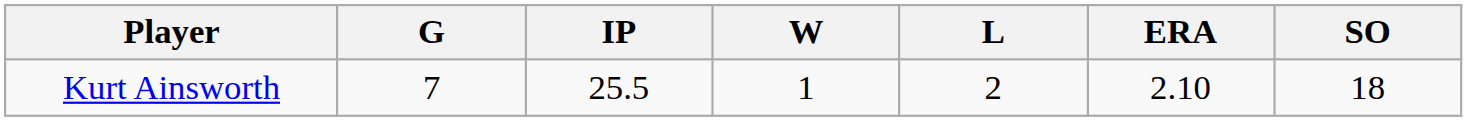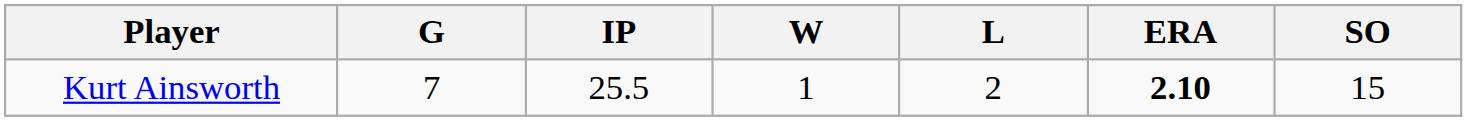(1180, 87) normal -> (1180, 87) bold
(1368, 87) 18 -> (1368, 87) 15
